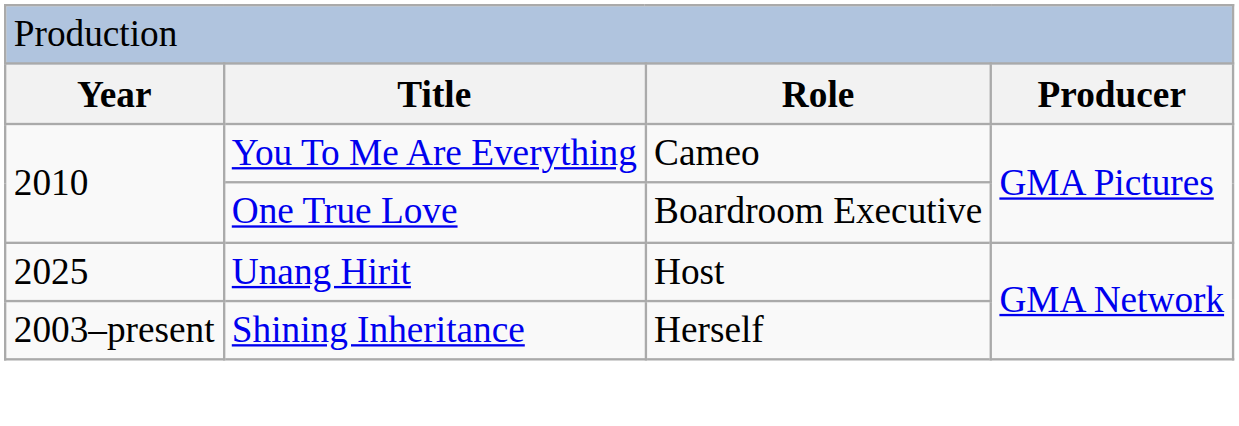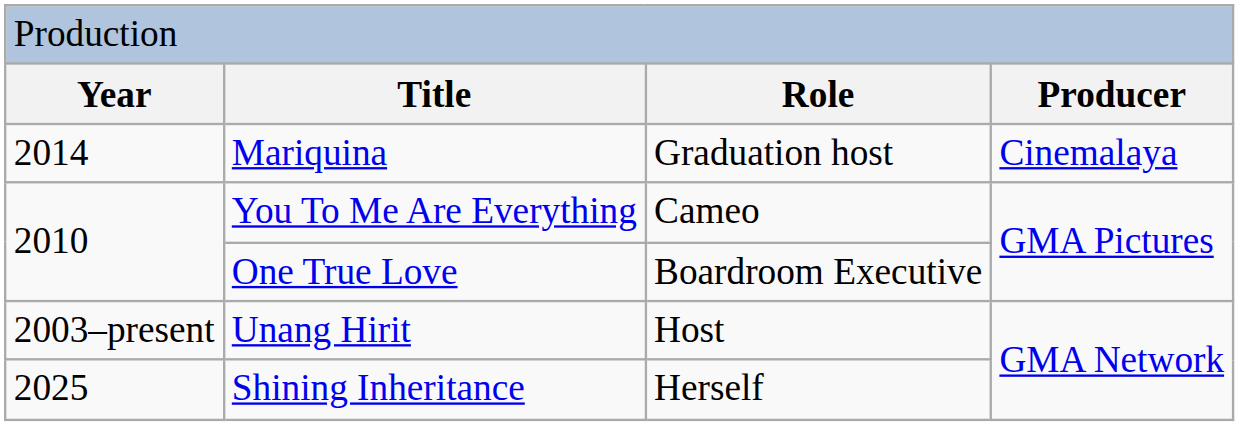+ row: (309, 152)
(51, 270) 2025 -> (114, 329) 2003–present
(114, 329) 2003–present -> (51, 388) 2025
